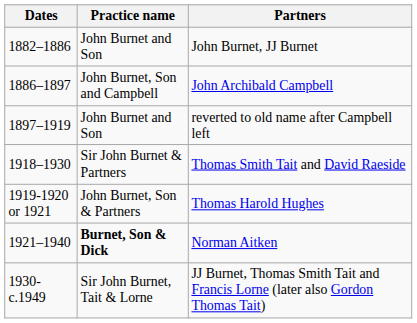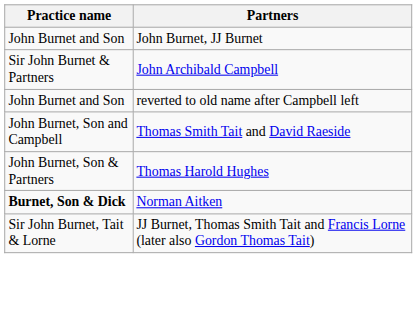- column: (41, 15)
(129, 86) John Burnet, Son and Campbell -> (59, 69) Sir John Burnet & Partners
(131, 164) Sir John Burnet & Partners -> (68, 131) John Burnet, Son and Campbell
